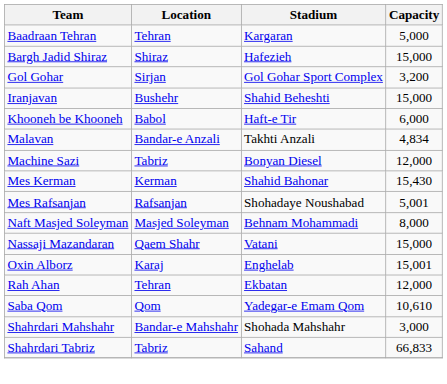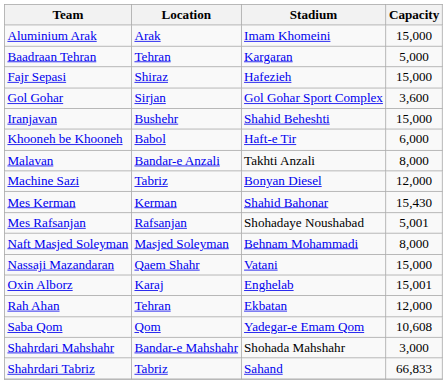+ row: (52, 35)
- row: (57, 56)
+ row: (37, 77)
(414, 77) 3,200 -> (414, 98) 3,600
(414, 139) 4,834 -> (414, 160) 8,000
(414, 306) 10,610 -> (414, 327) 10,608
